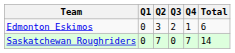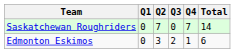rows swapped: (71, 41) <-> (50, 26)
